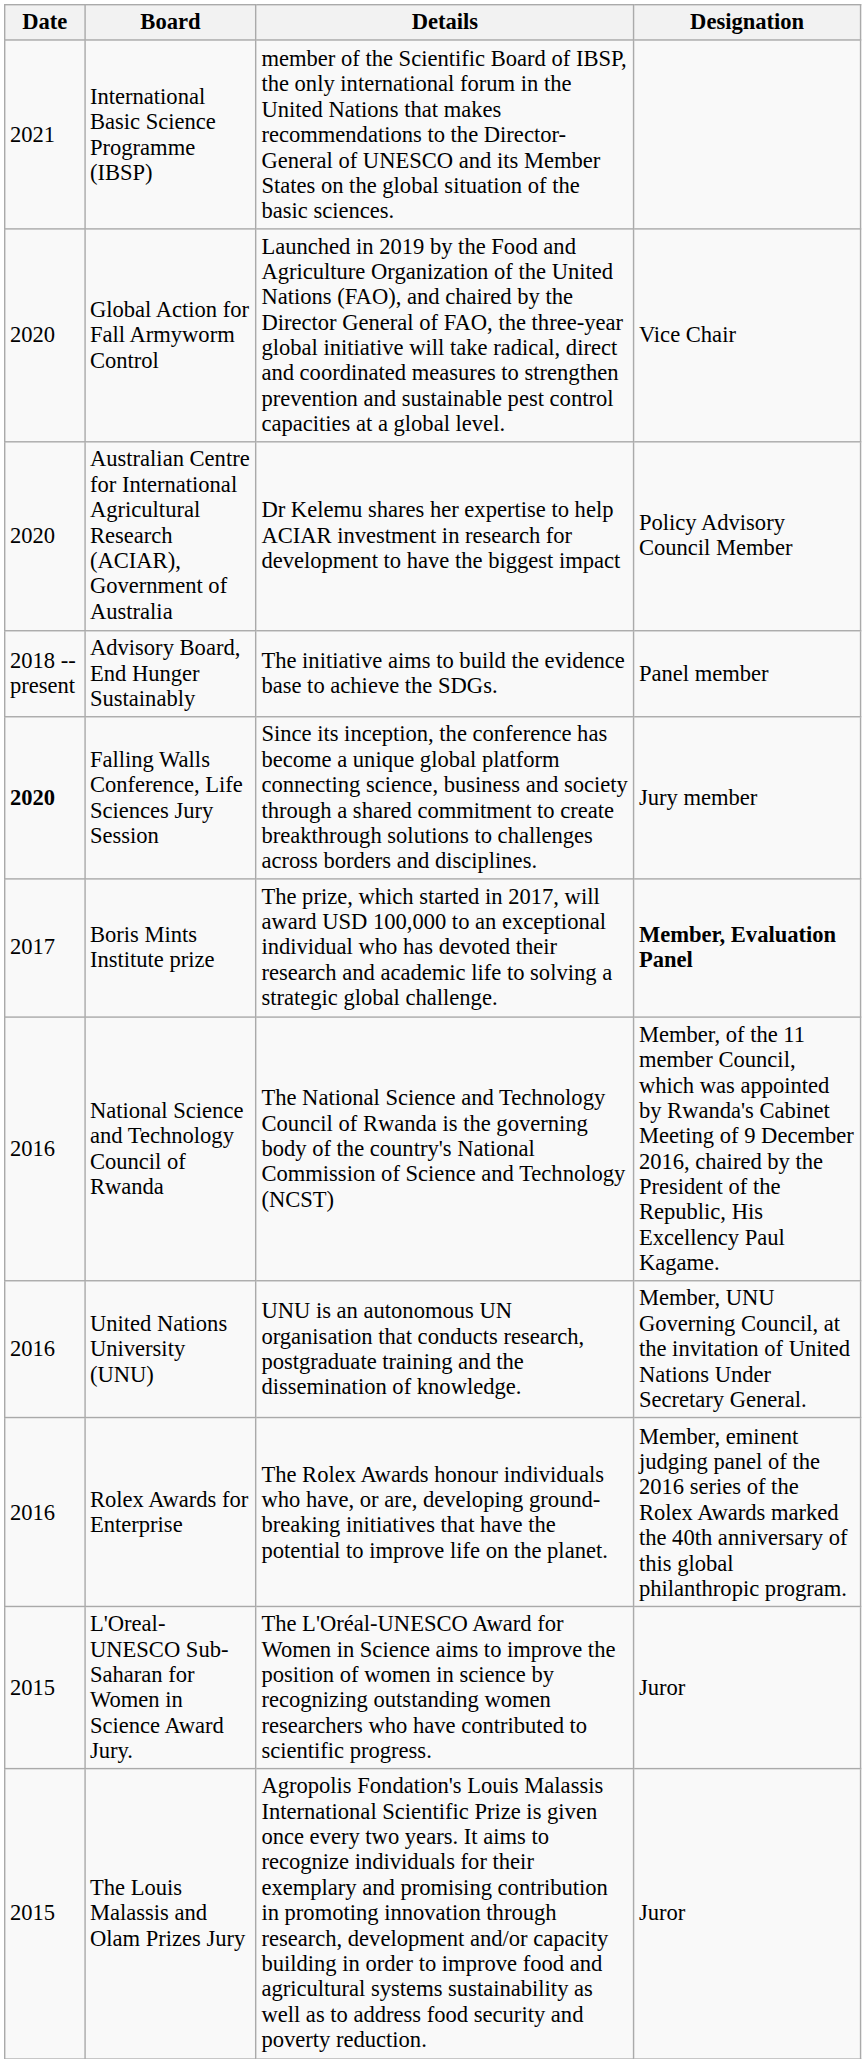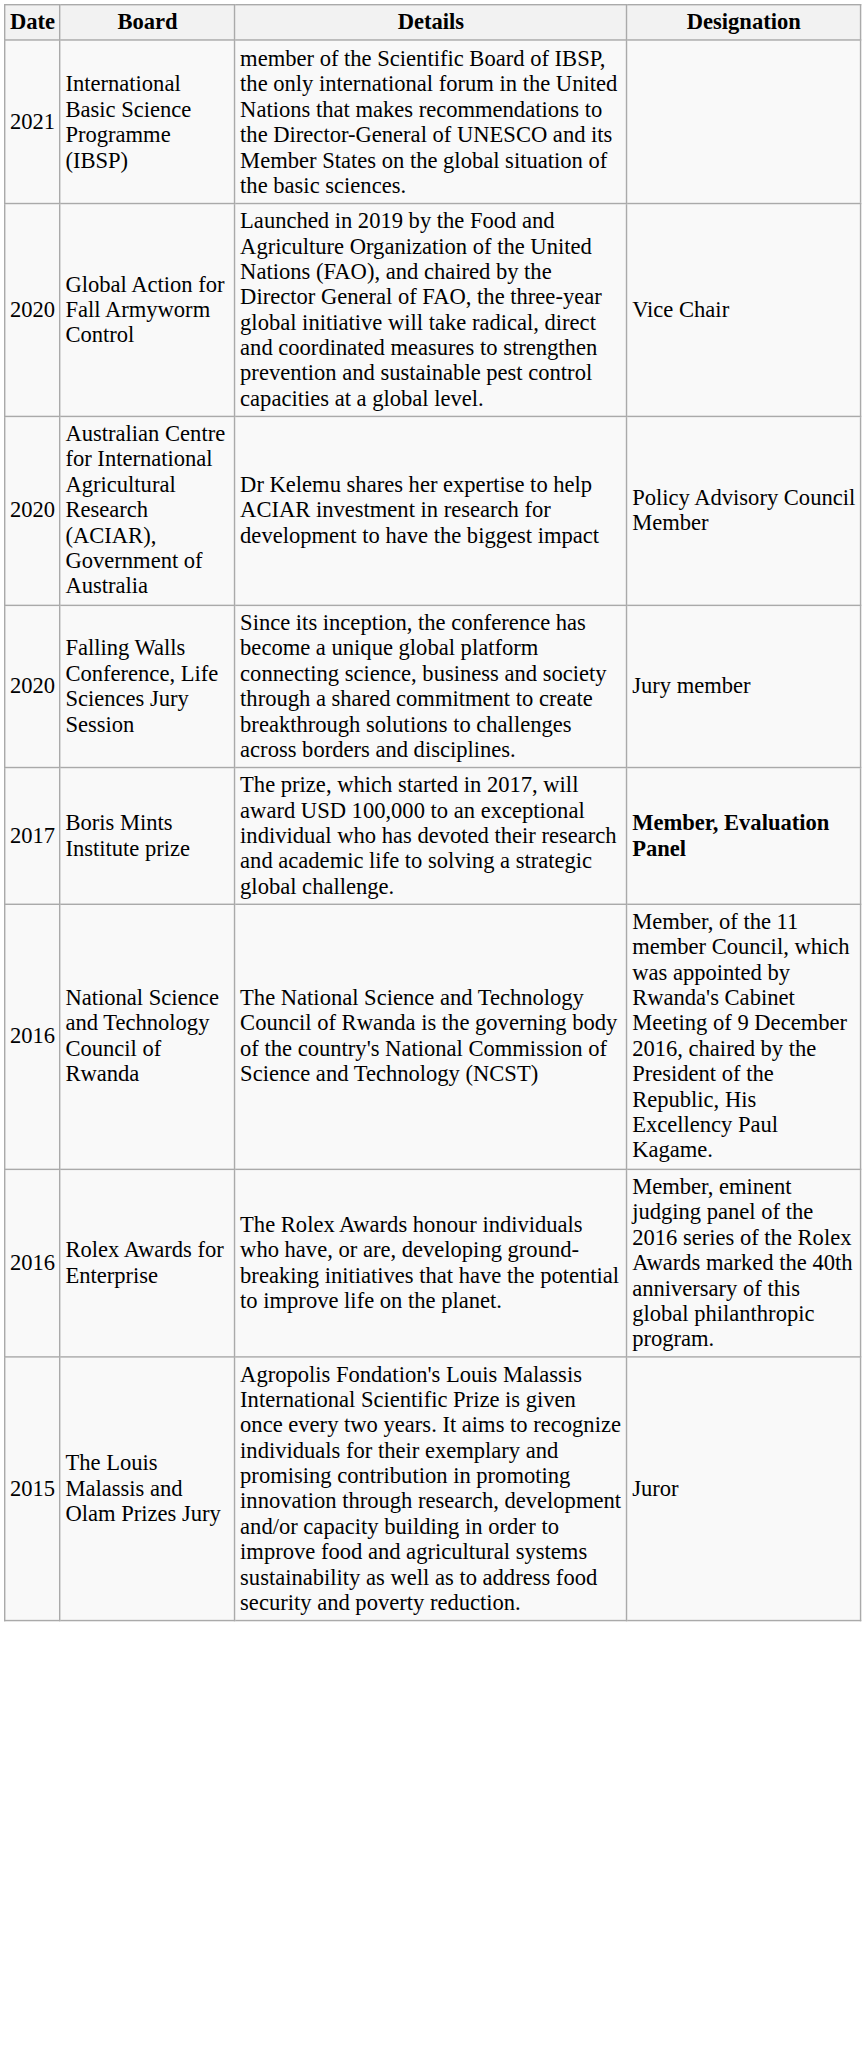- row: (165, 673)
(32, 797) bold -> (32, 685) normal
- row: (159, 1349)
- row: (159, 1687)
